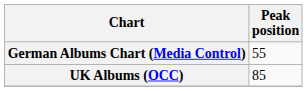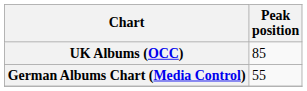rows swapped: (127, 75) <-> (127, 53)
